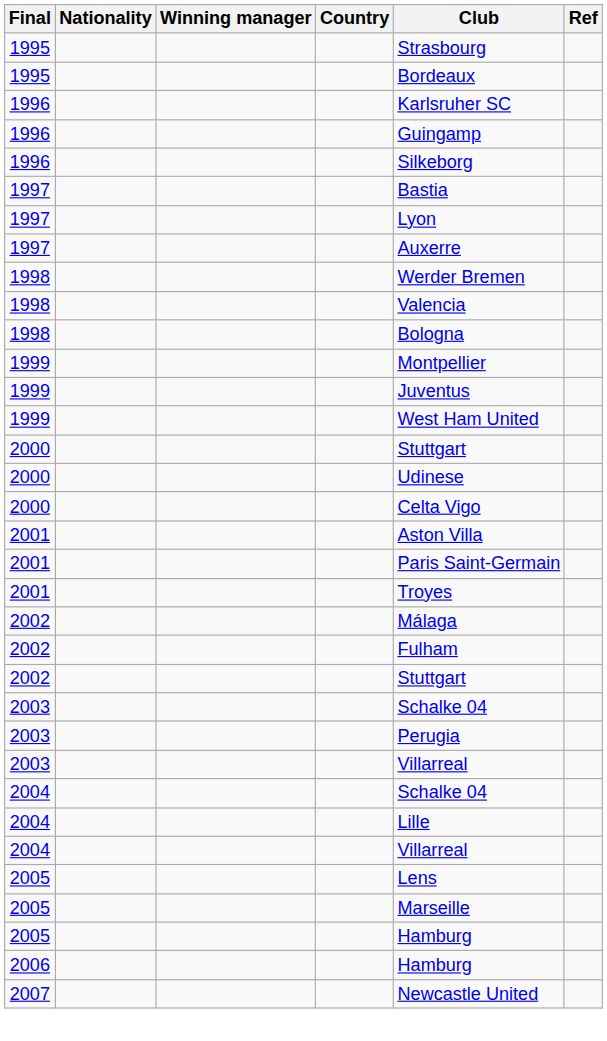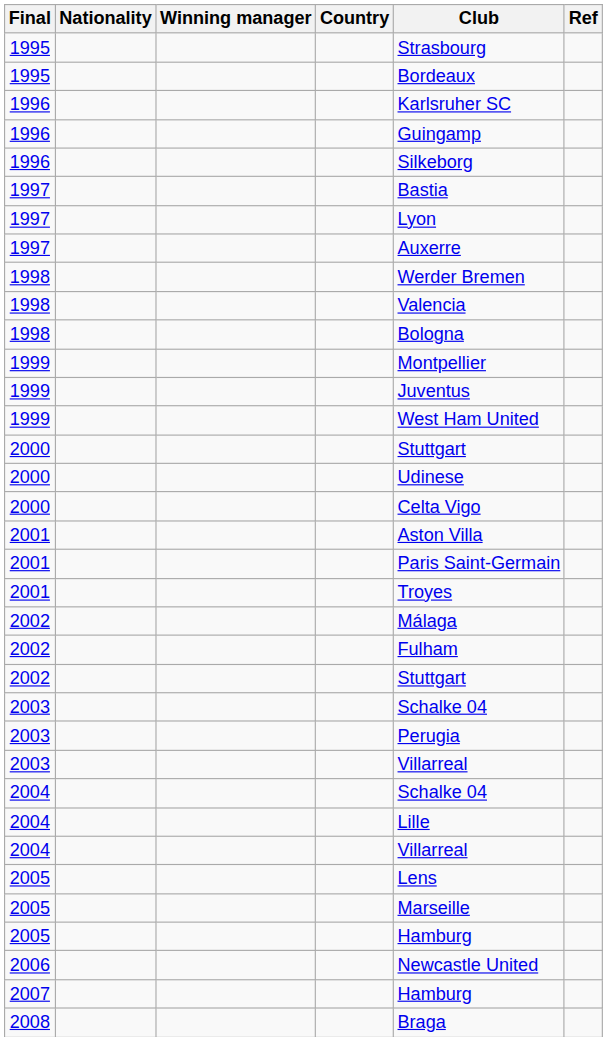(435, 965) Hamburg -> (468, 965) Newcastle United
(468, 993) Newcastle United -> (435, 993) Hamburg
+ row: (30, 1022)
